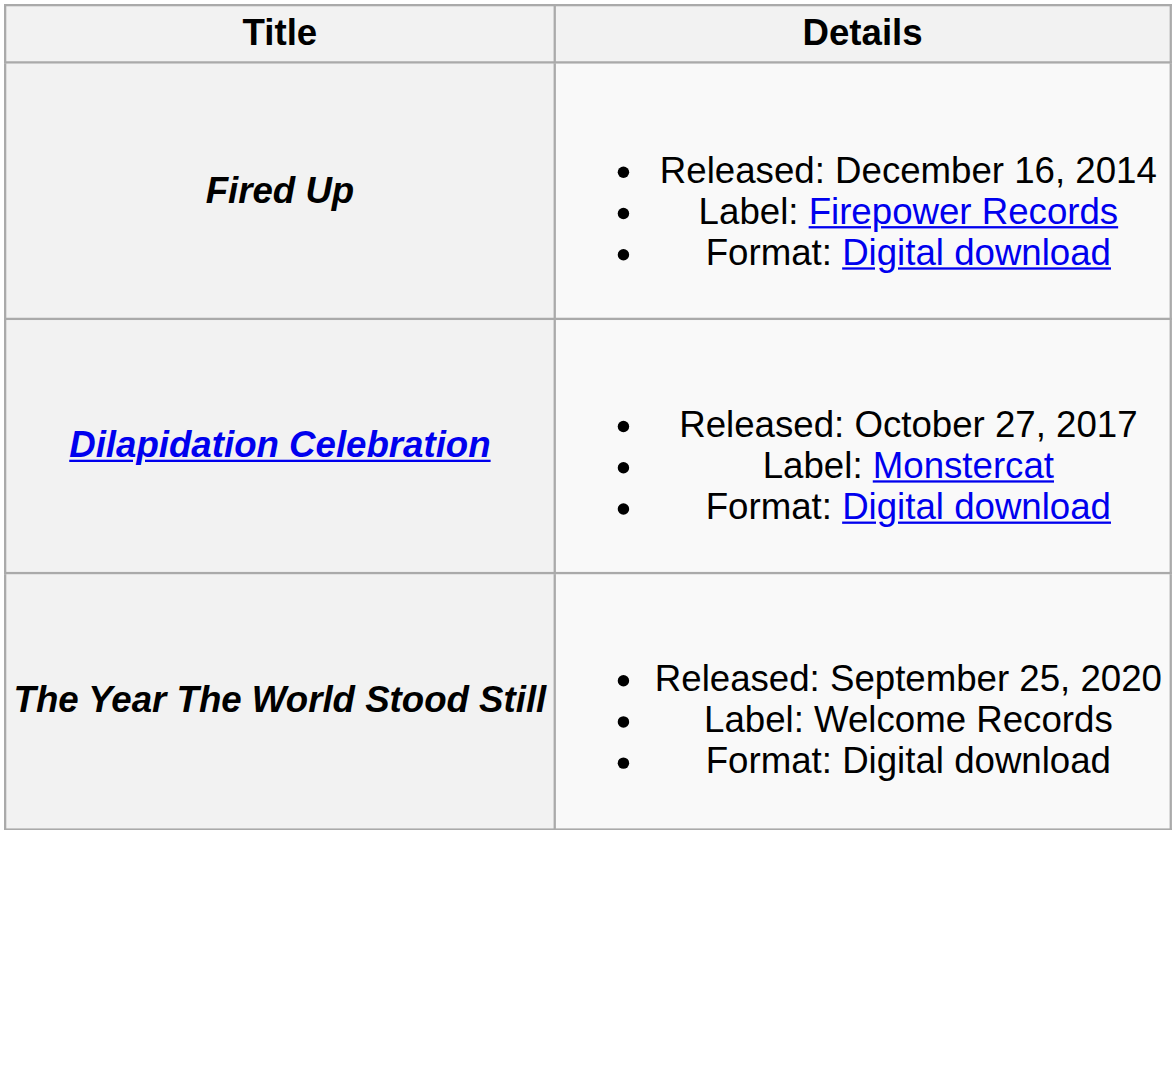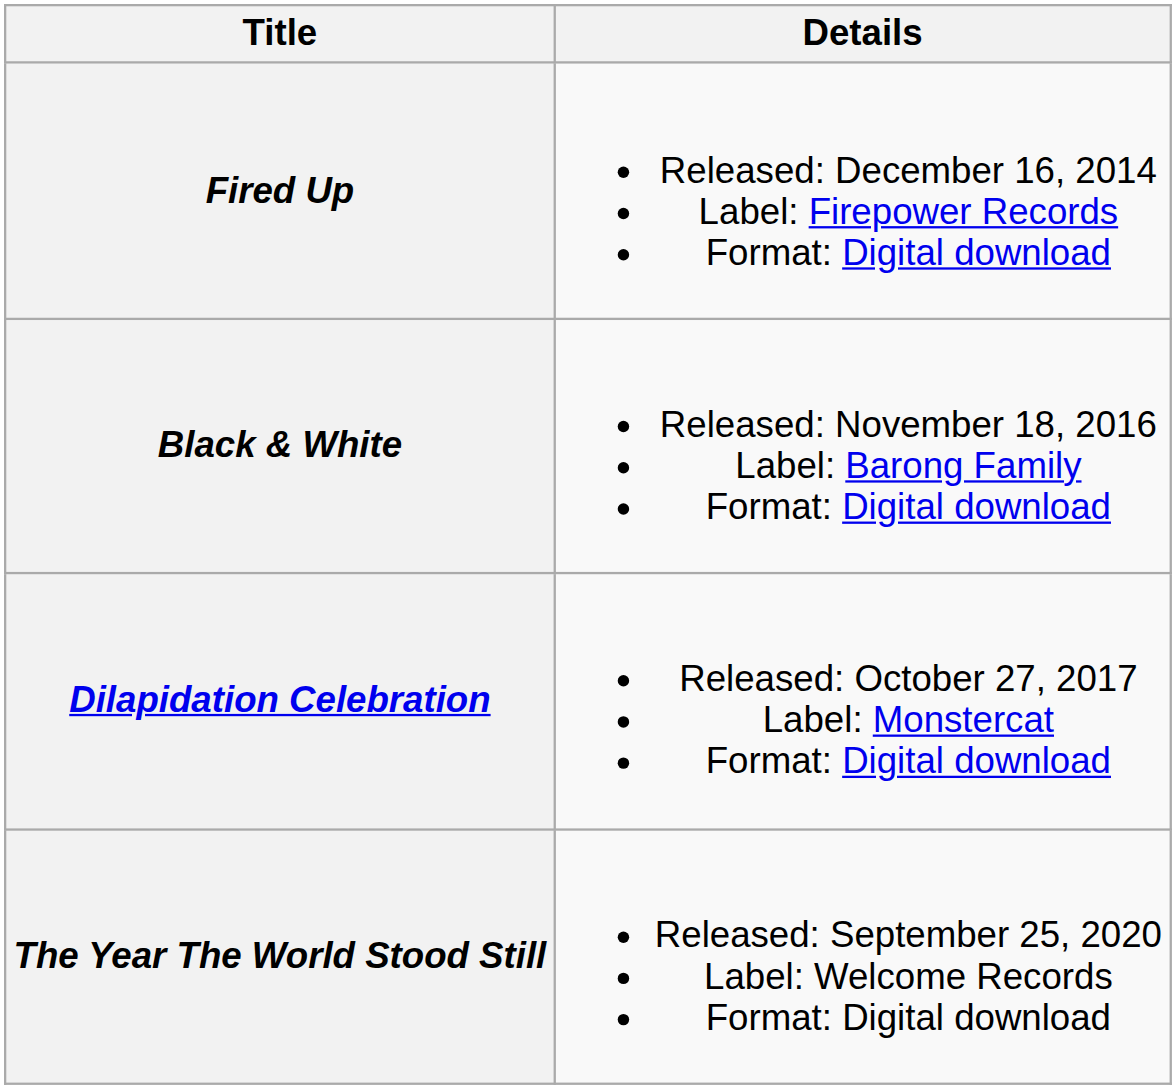+ row: (280, 445)
